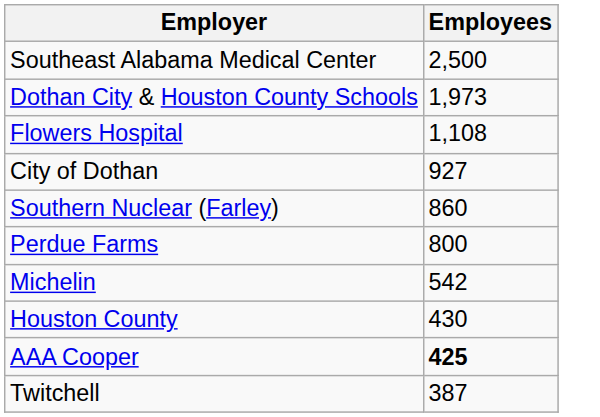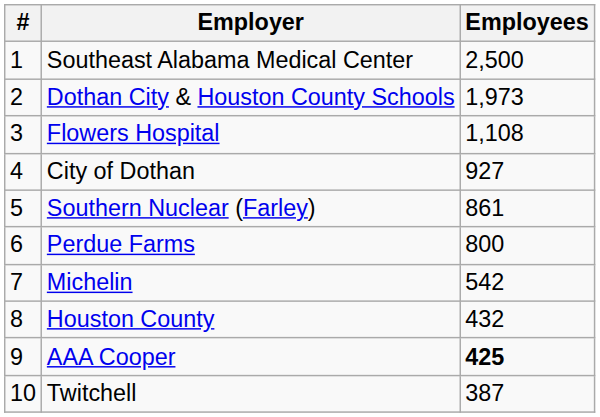+ column: (23, 23)
(448, 208) 860 -> (485, 208) 861
(448, 319) 430 -> (485, 319) 432
